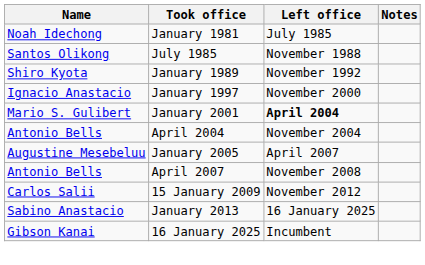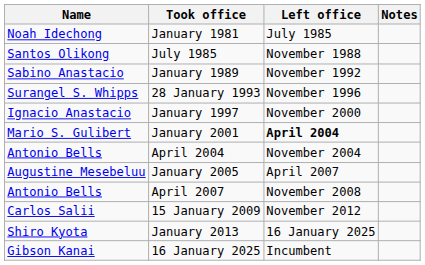(47, 73) Shiro Kyota -> (66, 73) Sabino Anastacio
+ row: (206, 93)
(66, 211) Sabino Anastacio -> (47, 231) Shiro Kyota
